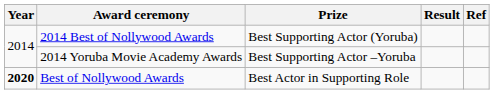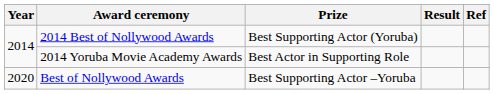(332, 57) Best Supporting Actor –Yoruba -> (329, 57) Best Actor in Supporting Role
(21, 78) bold -> (21, 78) normal
(329, 78) Best Actor in Supporting Role -> (332, 78) Best Supporting Actor –Yoruba
